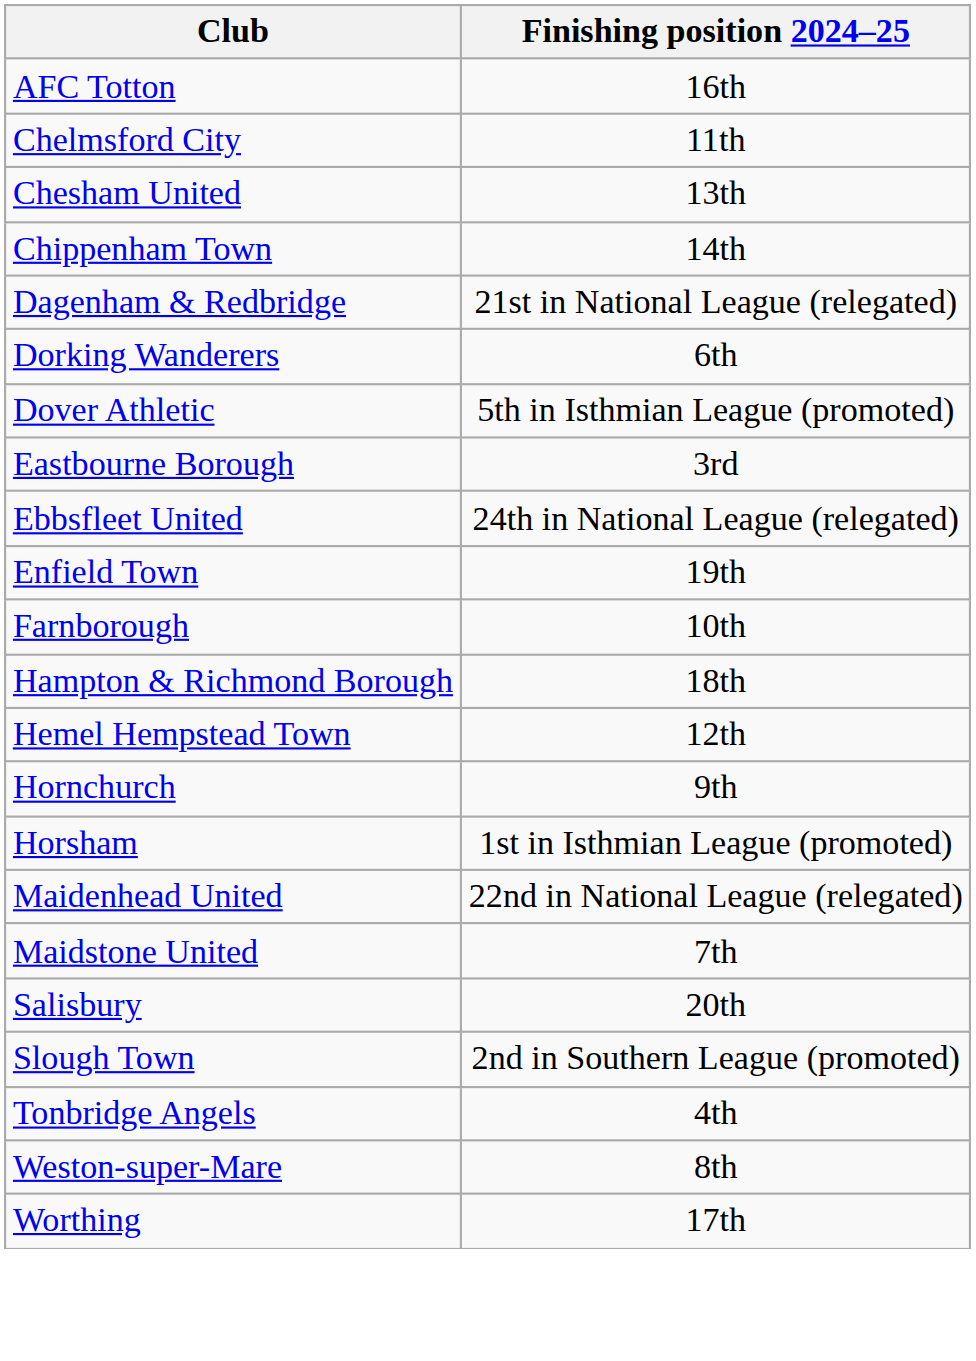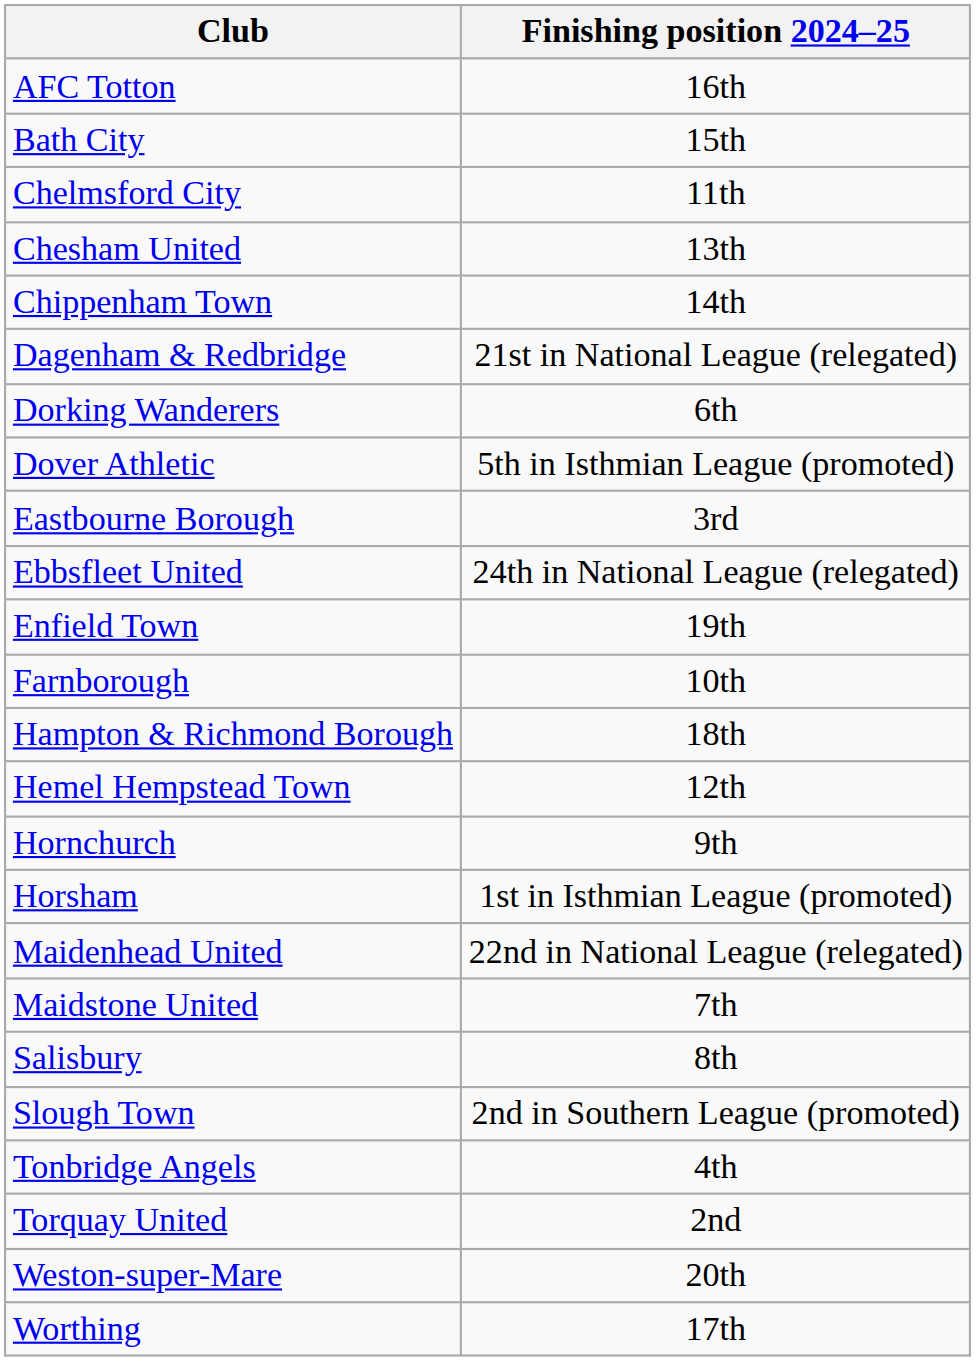+ row: (79, 139)
(716, 1004) 20th -> (716, 1058) 8th
+ row: (120, 1220)
(716, 1166) 8th -> (716, 1274) 20th
